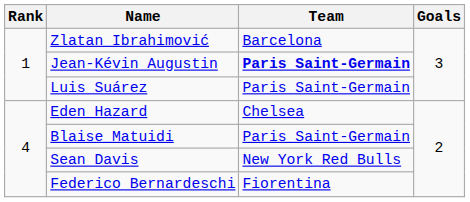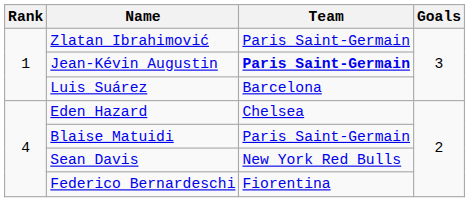(282, 40) Barcelona -> (326, 40) Paris Saint-Germain
(326, 88) Paris Saint-Germain -> (282, 88) Barcelona
